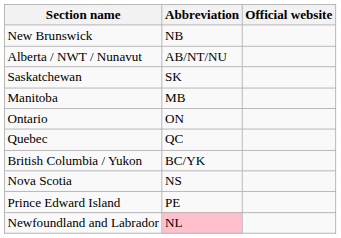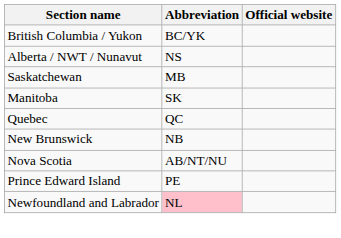rows swapped: (75, 160) <-> (50, 35)
(196, 56) AB/NT/NU -> (173, 56) NS
(173, 77) SK -> (175, 77) MB
(175, 98) MB -> (173, 98) SK
- row: (27, 118)
(173, 181) NS -> (196, 160) AB/NT/NU
